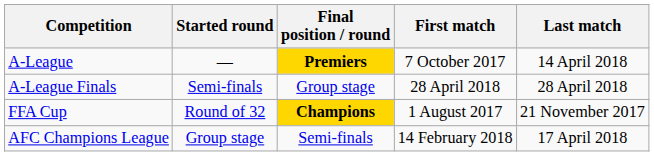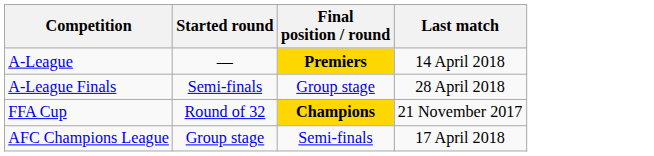- column: (455, 26)
